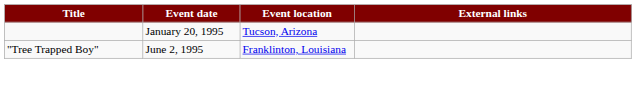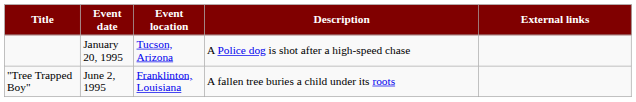+ column: (342, 19)
